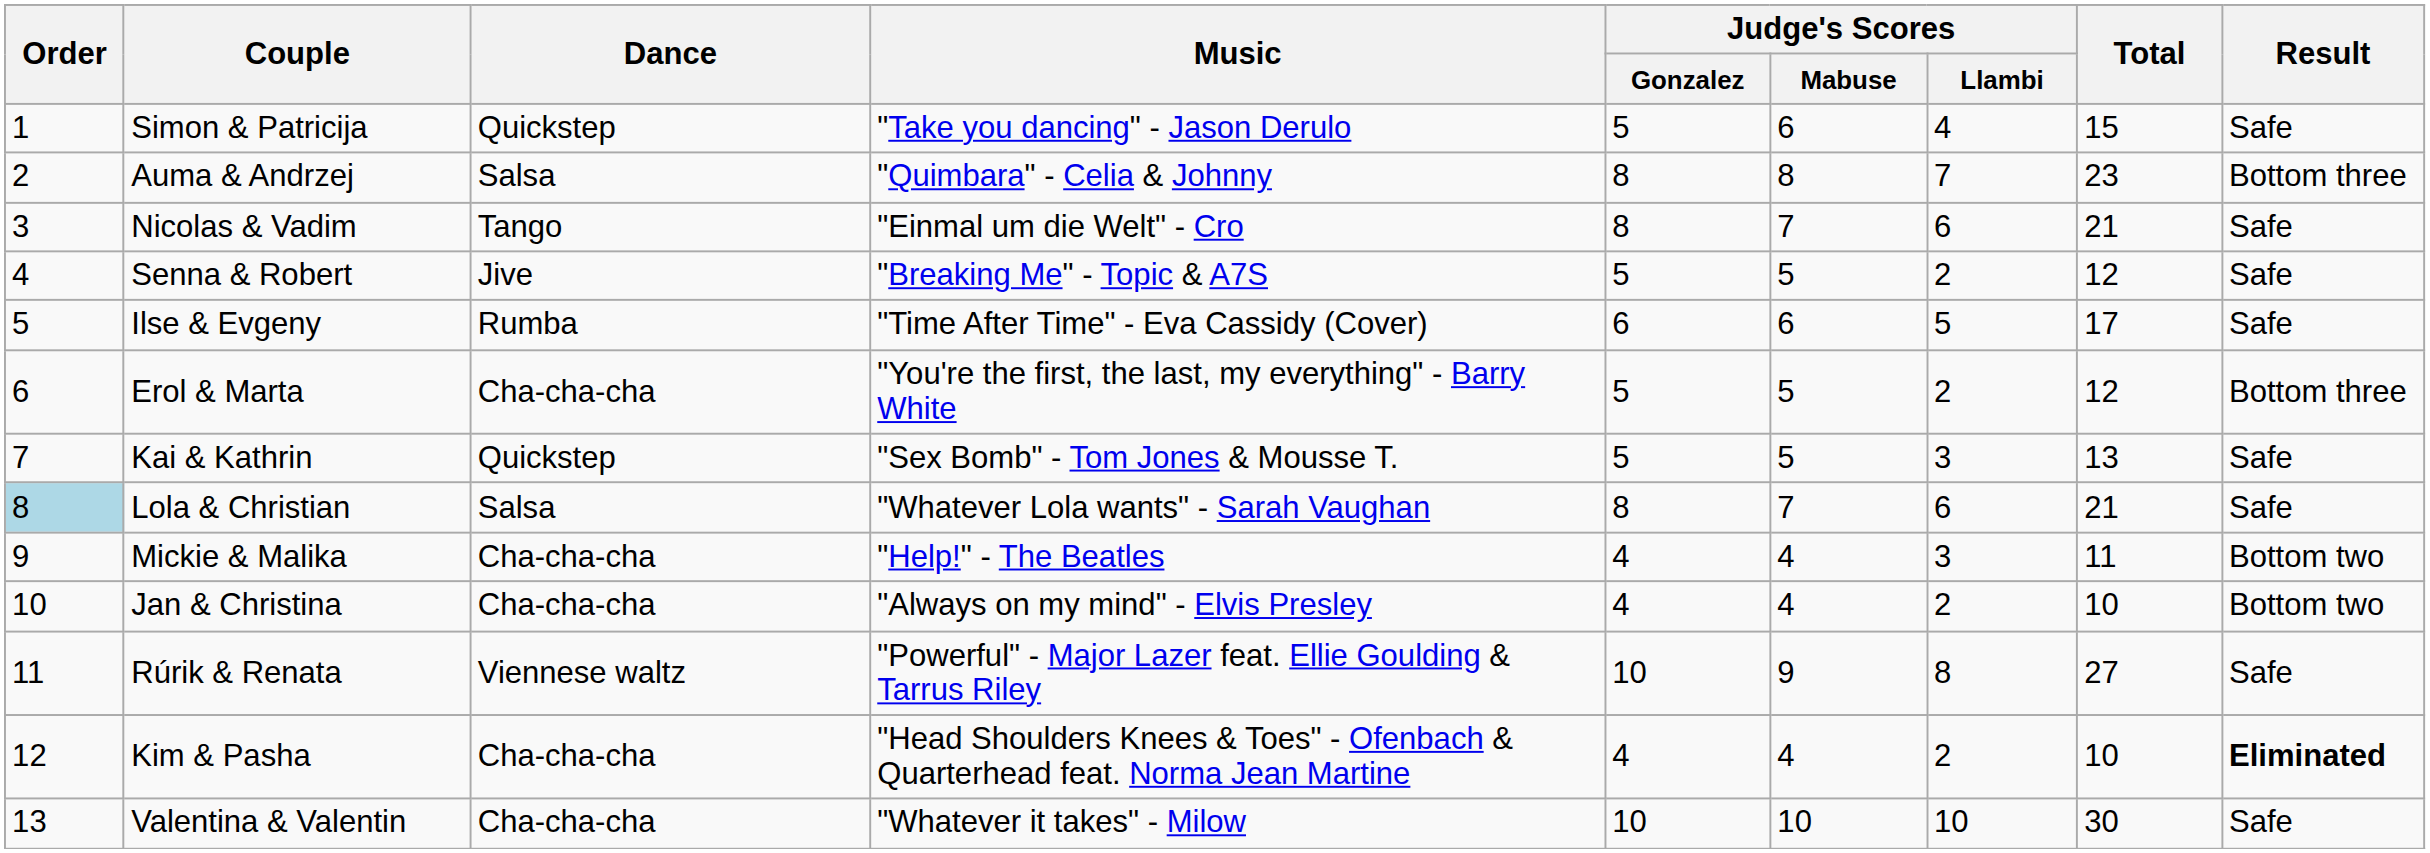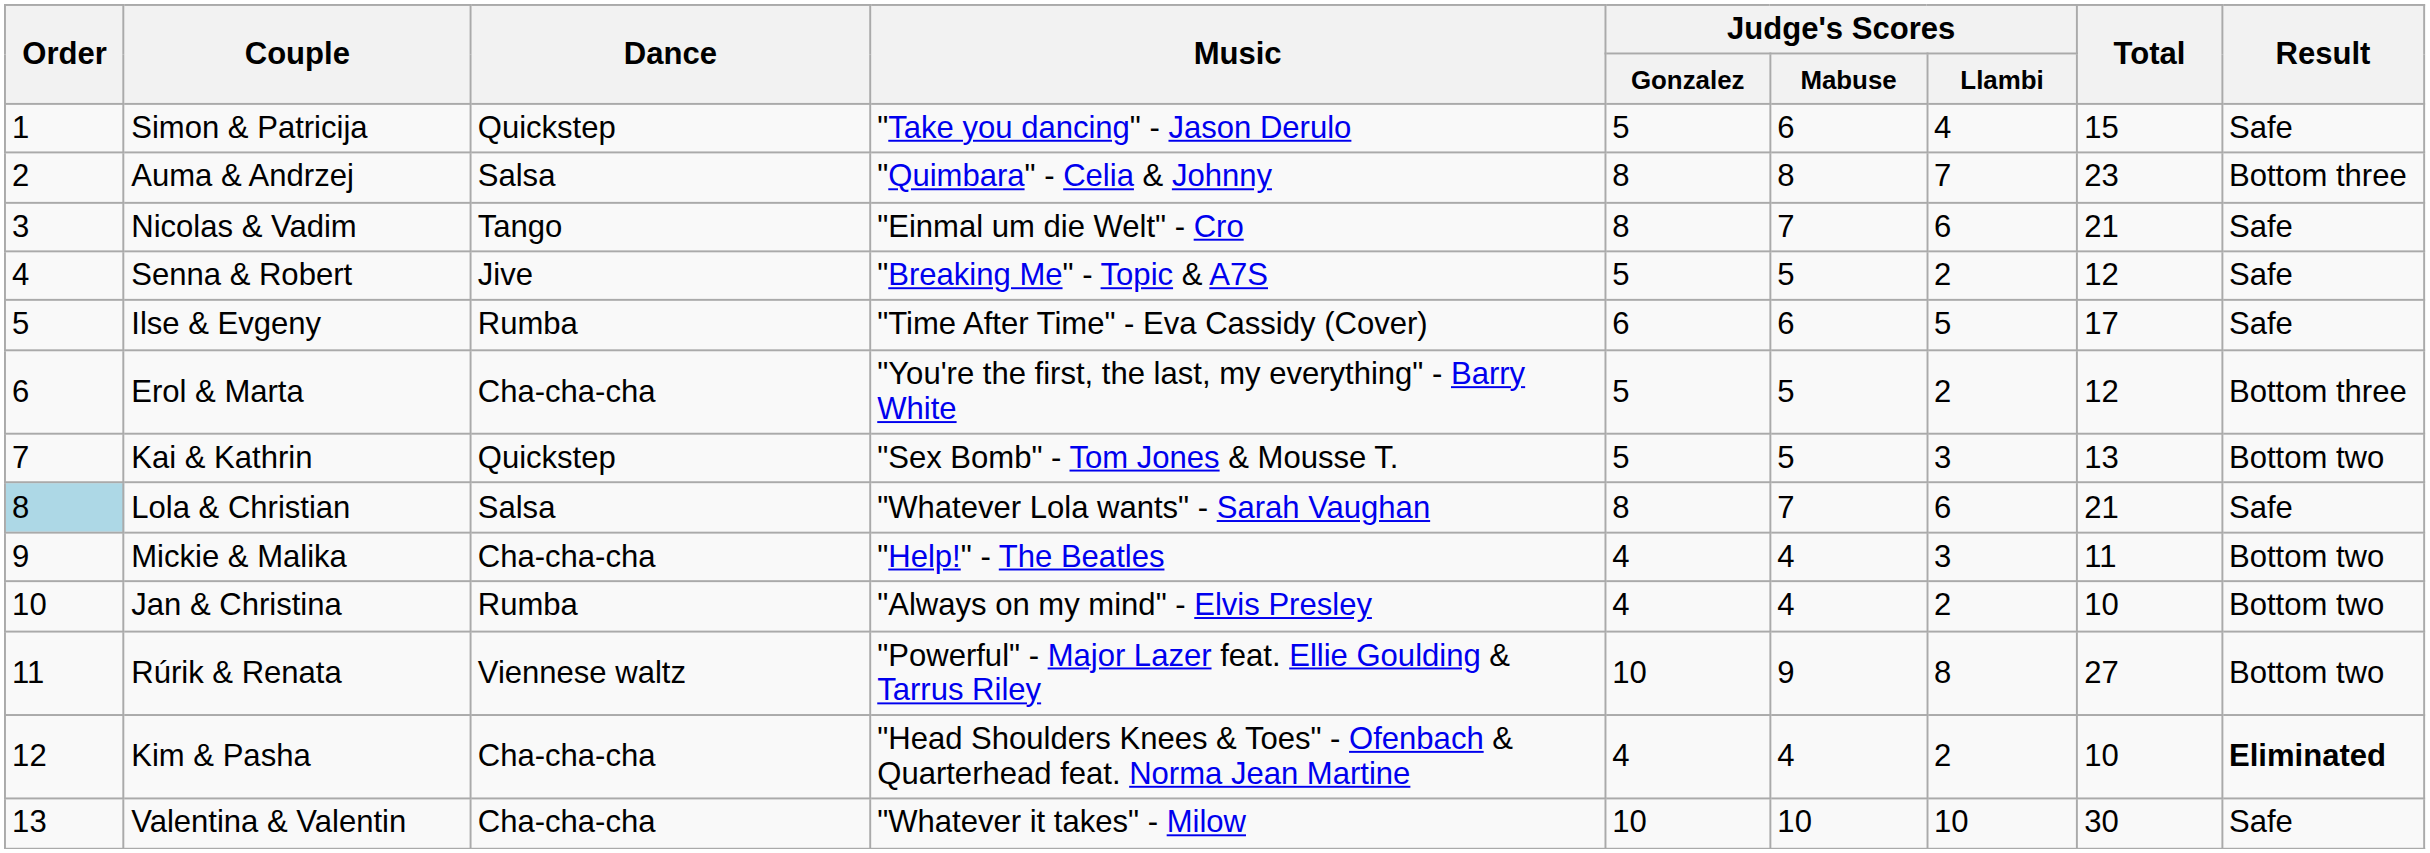(2261, 457) Safe -> (2307, 457) Bottom two
(567, 605) Cha-cha-cha -> (528, 605) Rumba
(2261, 672) Safe -> (2307, 672) Bottom two
